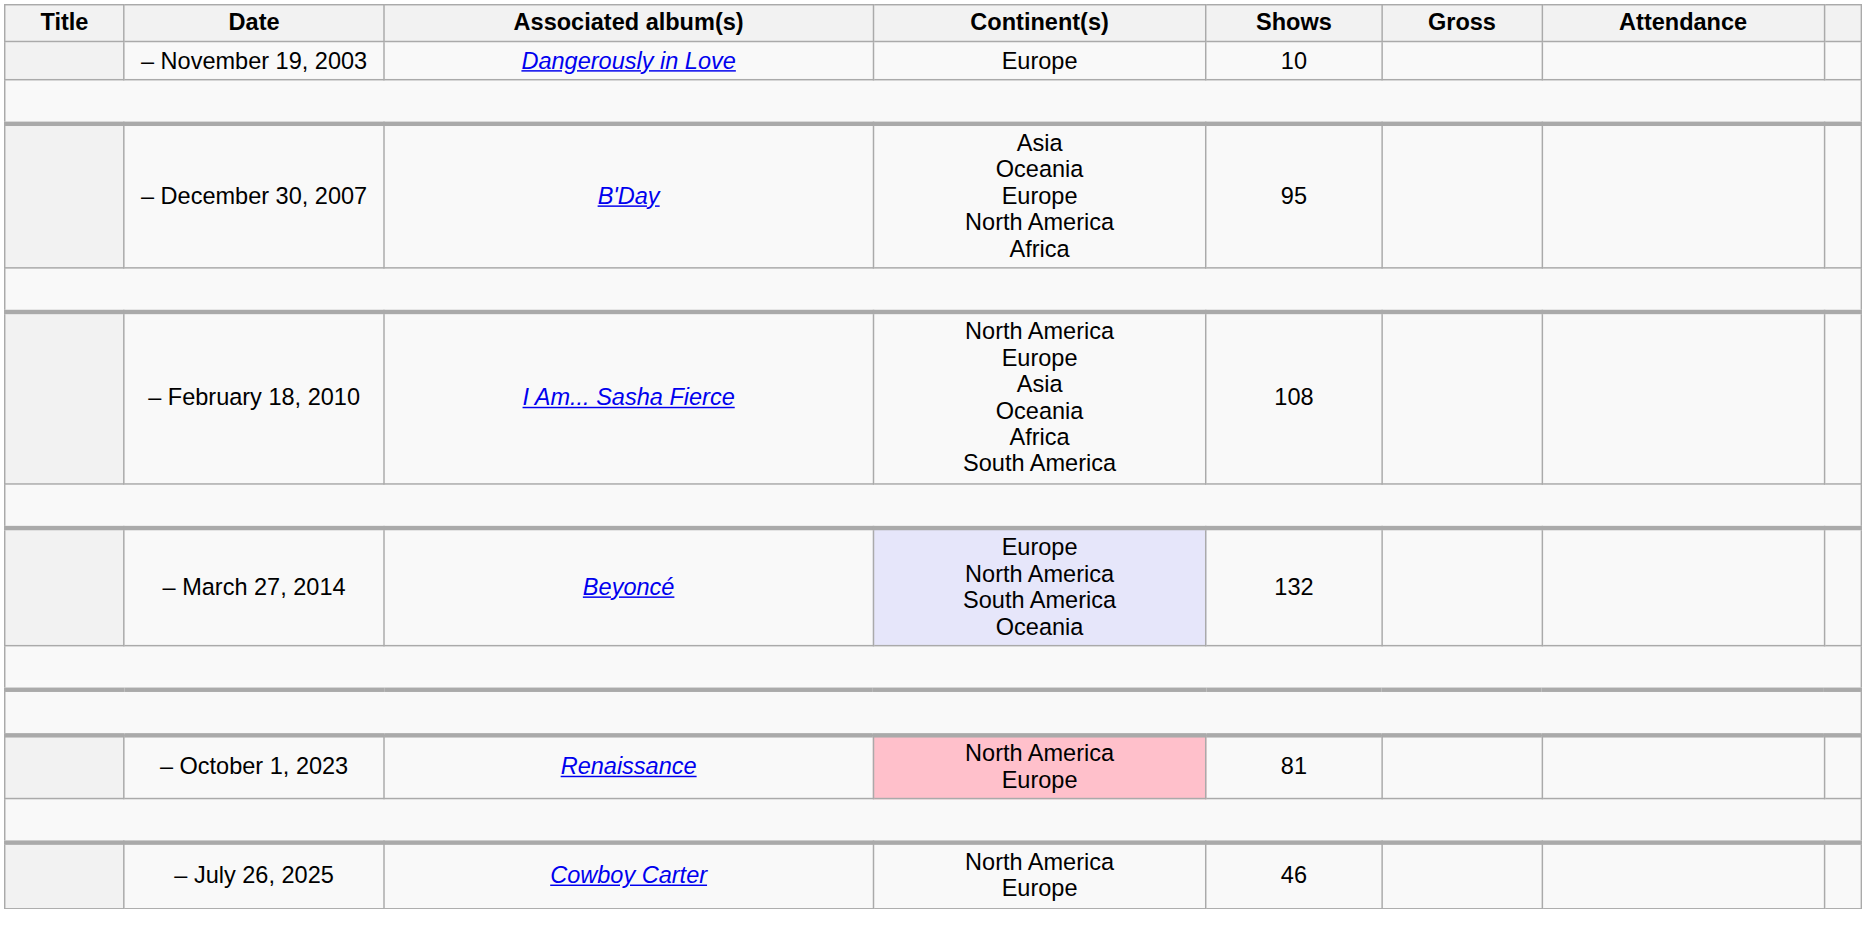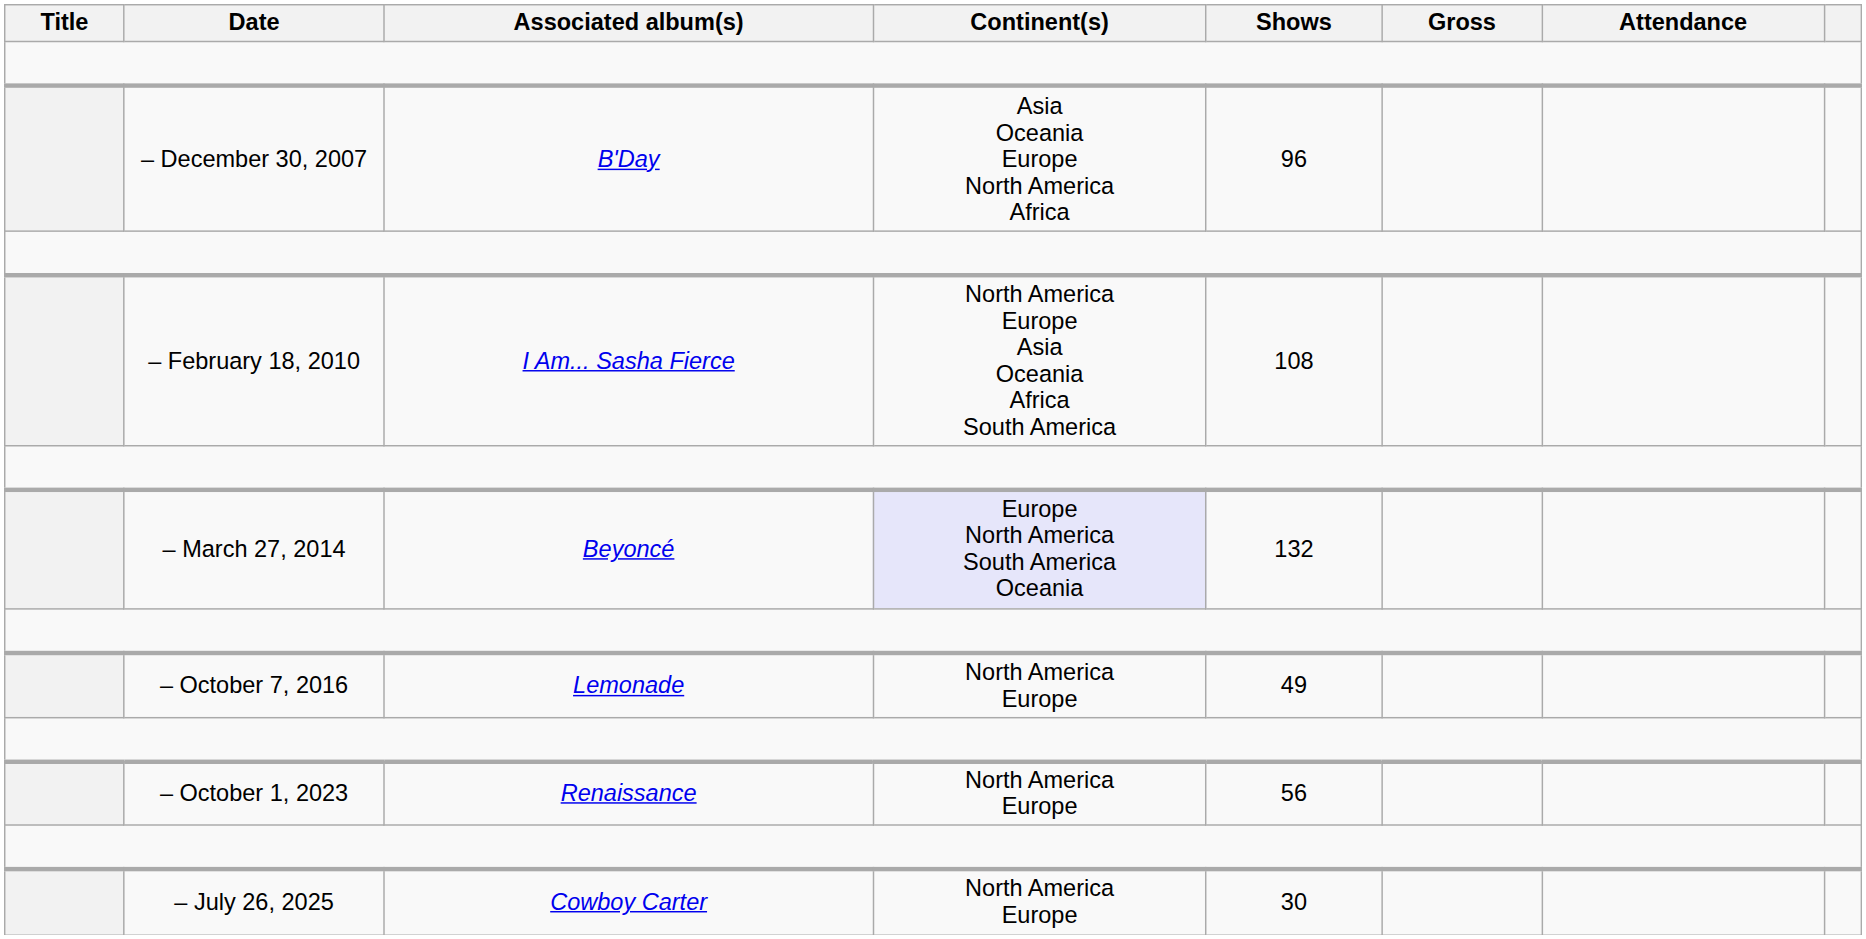- row: (254, 60)
(1294, 196) 95 -> (1294, 158) 96
+ row: (254, 685)
(1040, 766) pink background -> (1040, 793) no background
(1294, 766) 81 -> (1294, 793) 56
(1294, 876) 46 -> (1294, 902) 30
